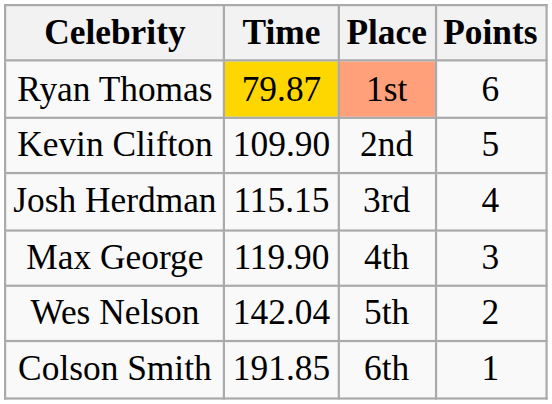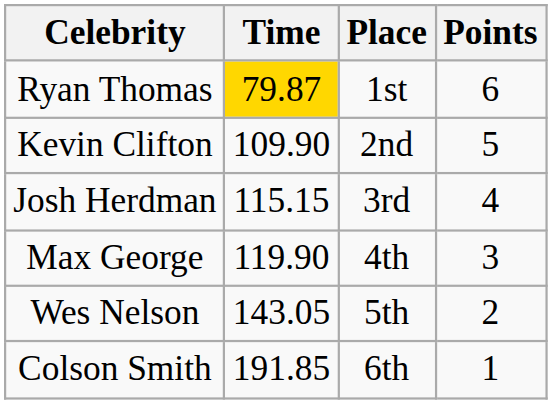(387, 88) lightsalmon background -> (387, 88) no background
(281, 312) 142.04 -> (281, 312) 143.05
